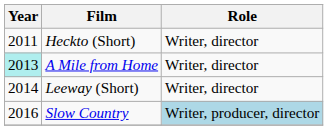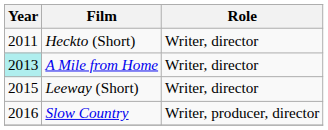(23, 88) 2014 -> (23, 88) 2015
(242, 112) lightblue background -> (242, 112) no background
